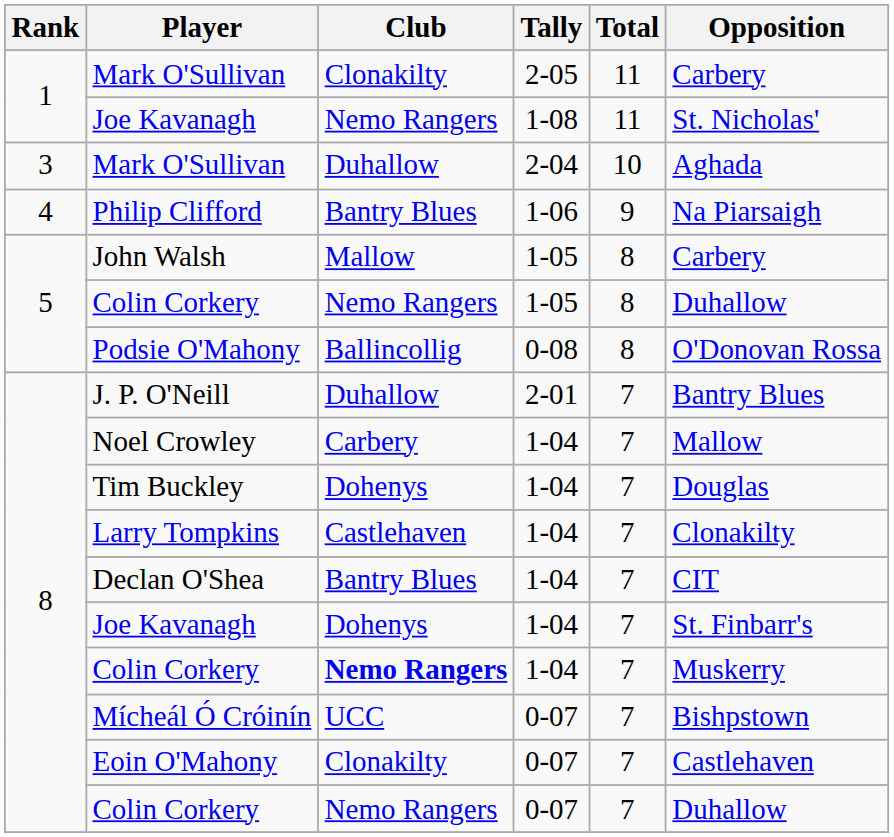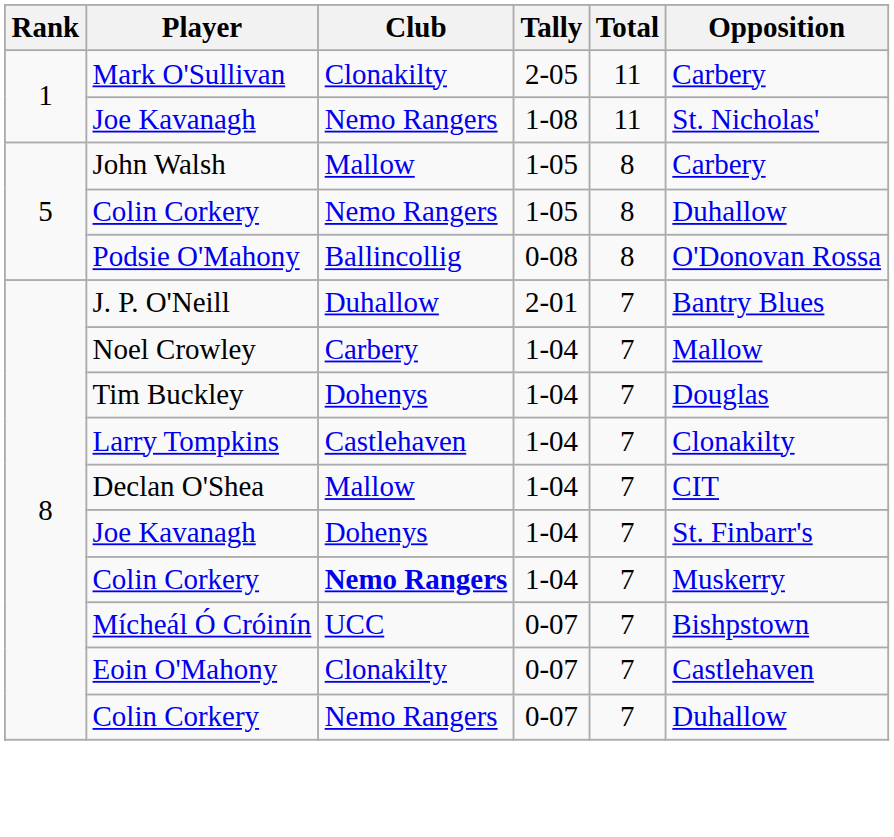- row: (189, 165)
- row: (177, 211)
(401, 578) Bantry Blues -> (370, 486) Mallow
